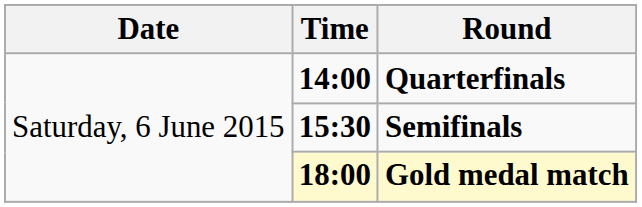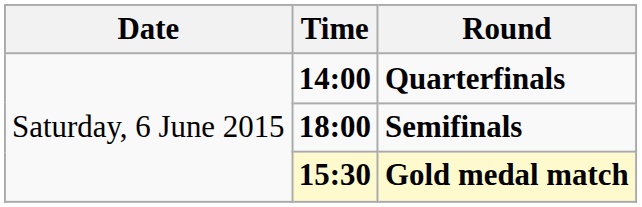(335, 126) 15:30 -> (335, 126) 18:00
(335, 175) 18:00 -> (335, 175) 15:30
